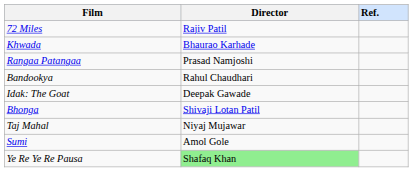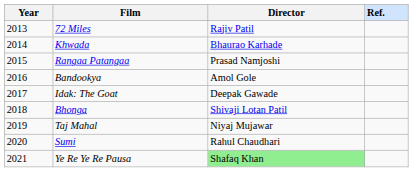+ column: (29, 12)
(218, 77) Rahul Chaudhari -> (233, 77) Amol Gole
(206, 142) Amol Gole -> (245, 142) Rahul Chaudhari
